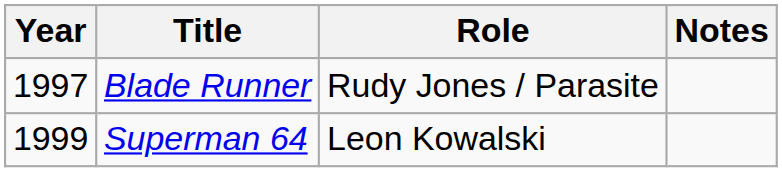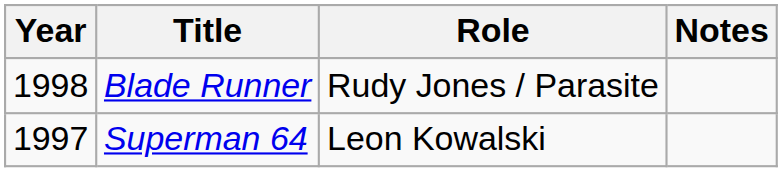(51, 85) 1997 -> (51, 85) 1998
(51, 138) 1999 -> (51, 138) 1997
